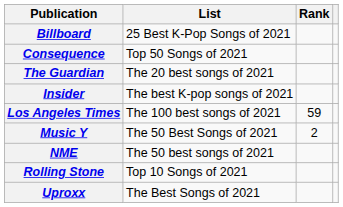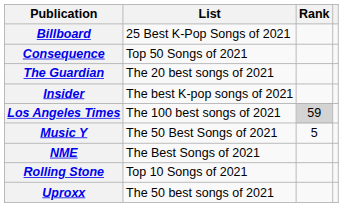(314, 113) no background -> (314, 113) lightgrey background
(314, 133) 2 -> (314, 133) 5
(200, 152) The 50 best songs of 2021 -> (193, 152) The Best Songs of 2021
(193, 192) The Best Songs of 2021 -> (200, 192) The 50 best songs of 2021
